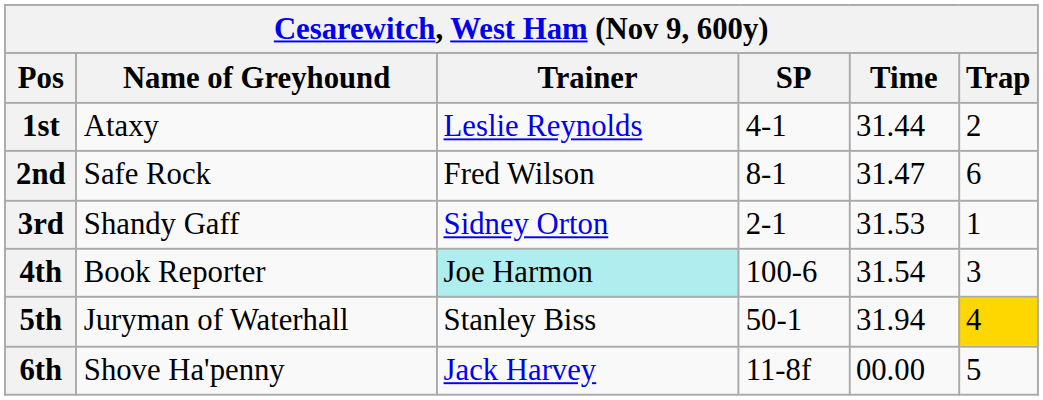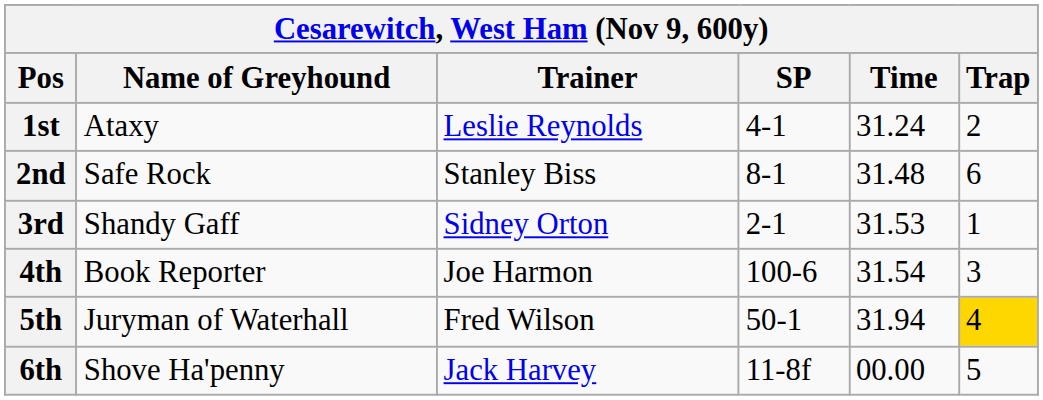(890, 126) 31.44 -> (890, 126) 31.24
(519, 175) Fred Wilson -> (520, 175) Stanley Biss
(890, 175) 31.47 -> (890, 175) 31.48
(518, 272) paleturquoise background -> (518, 272) no background
(520, 321) Stanley Biss -> (519, 321) Fred Wilson
